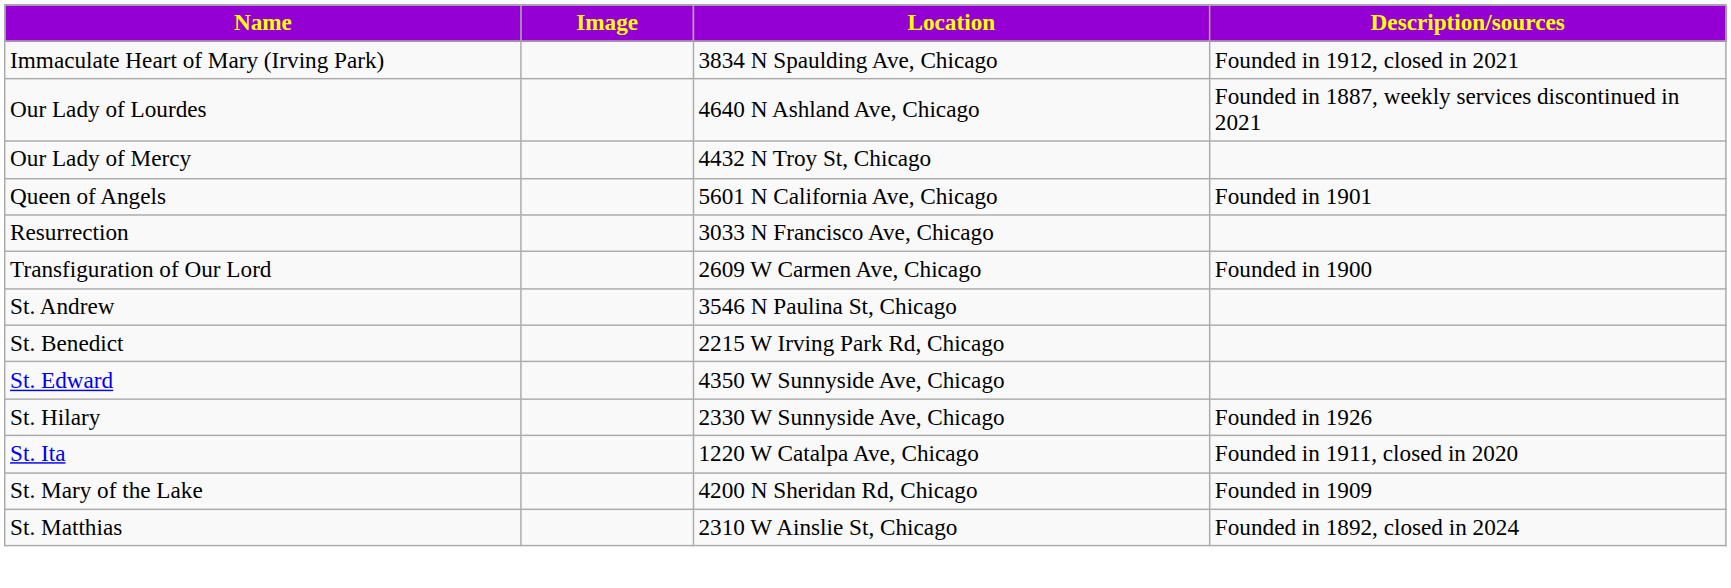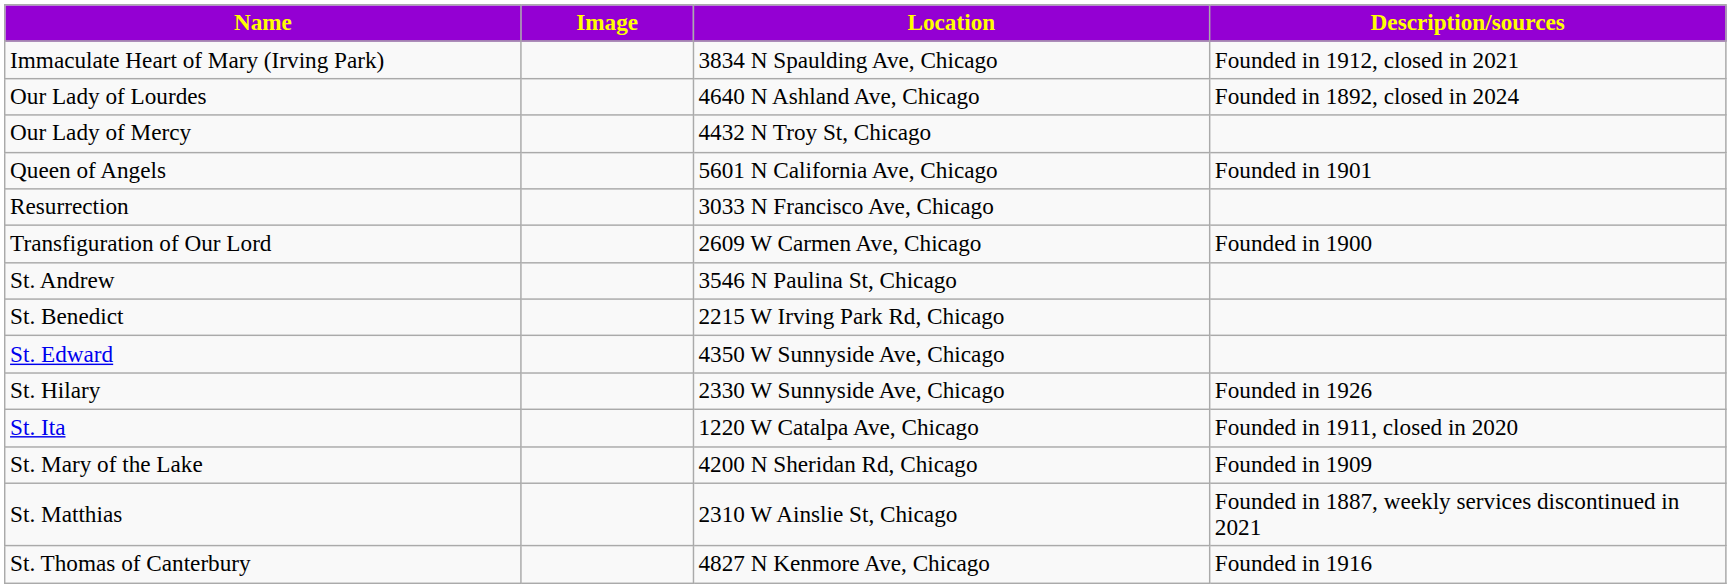(1447, 109) Founded in 1887, weekly services discontinued in 2021 -> (1367, 96) Founded in 1892, closed in 2024
(1367, 527) Founded in 1892, closed in 2024 -> (1447, 514) Founded in 1887, weekly services discontinued in 2021
+ row: (130, 564)
